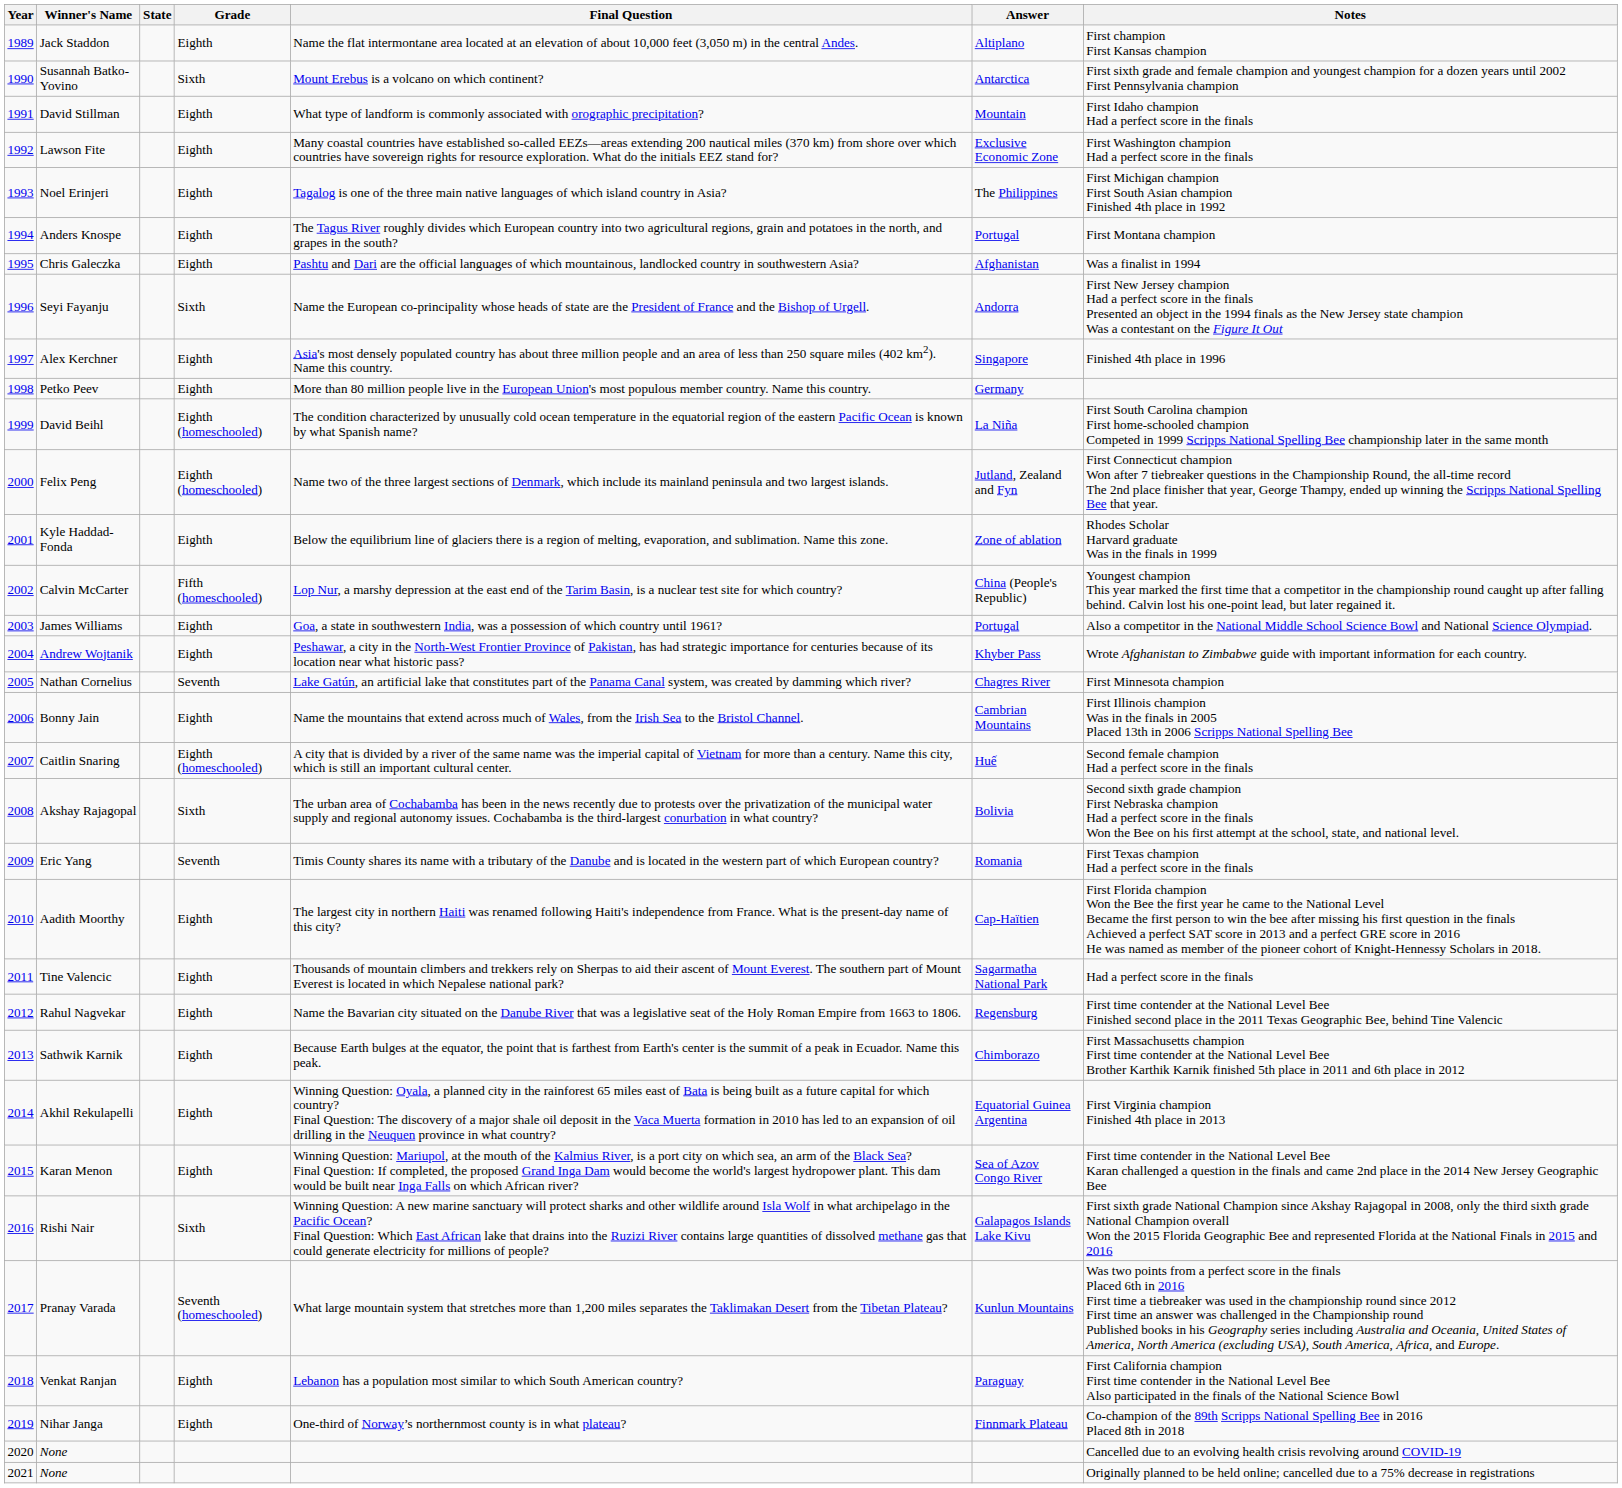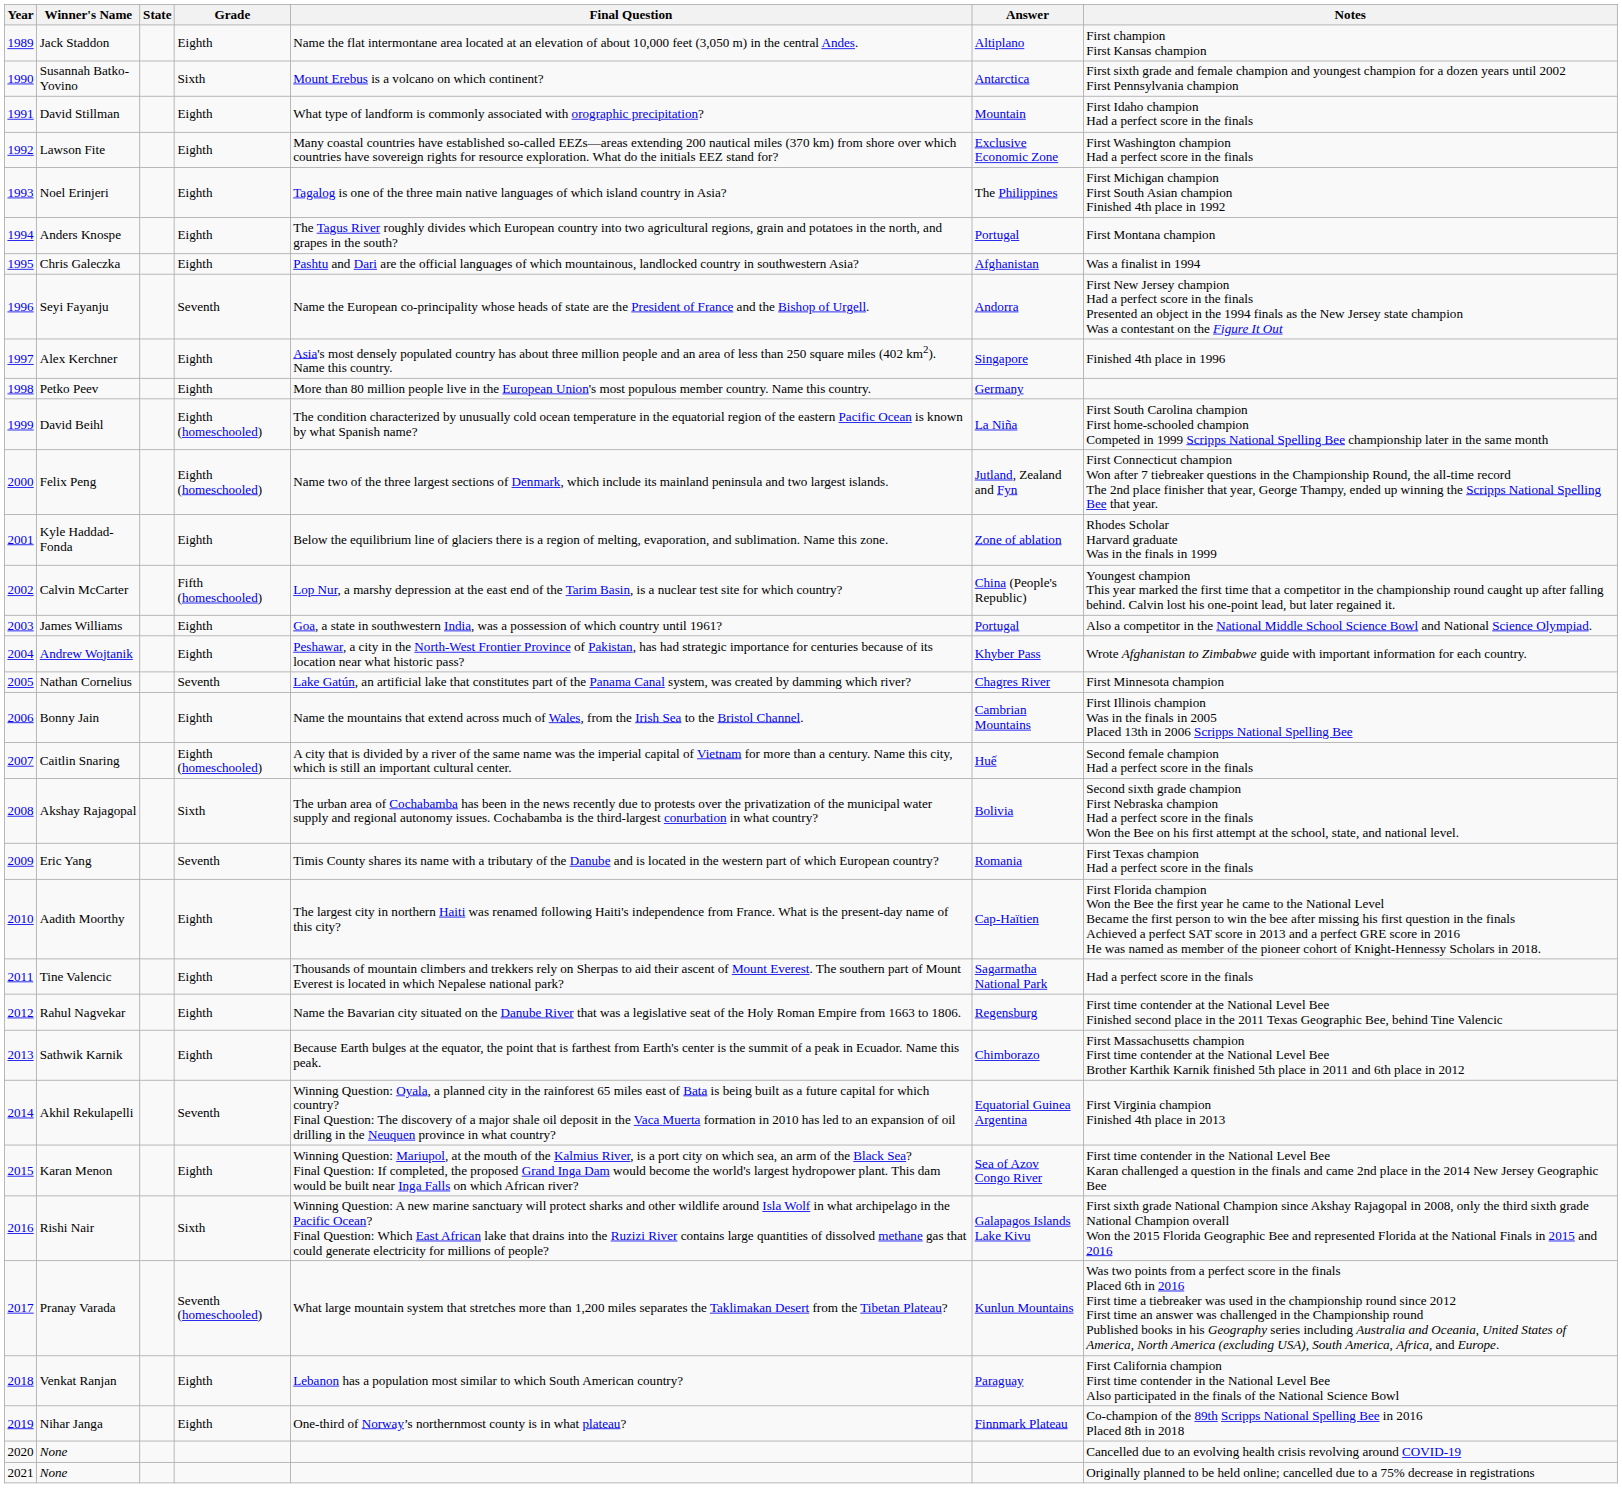(191, 306) Sixth -> (199, 306) Seventh
(195, 1112) Eighth -> (199, 1112) Seventh
